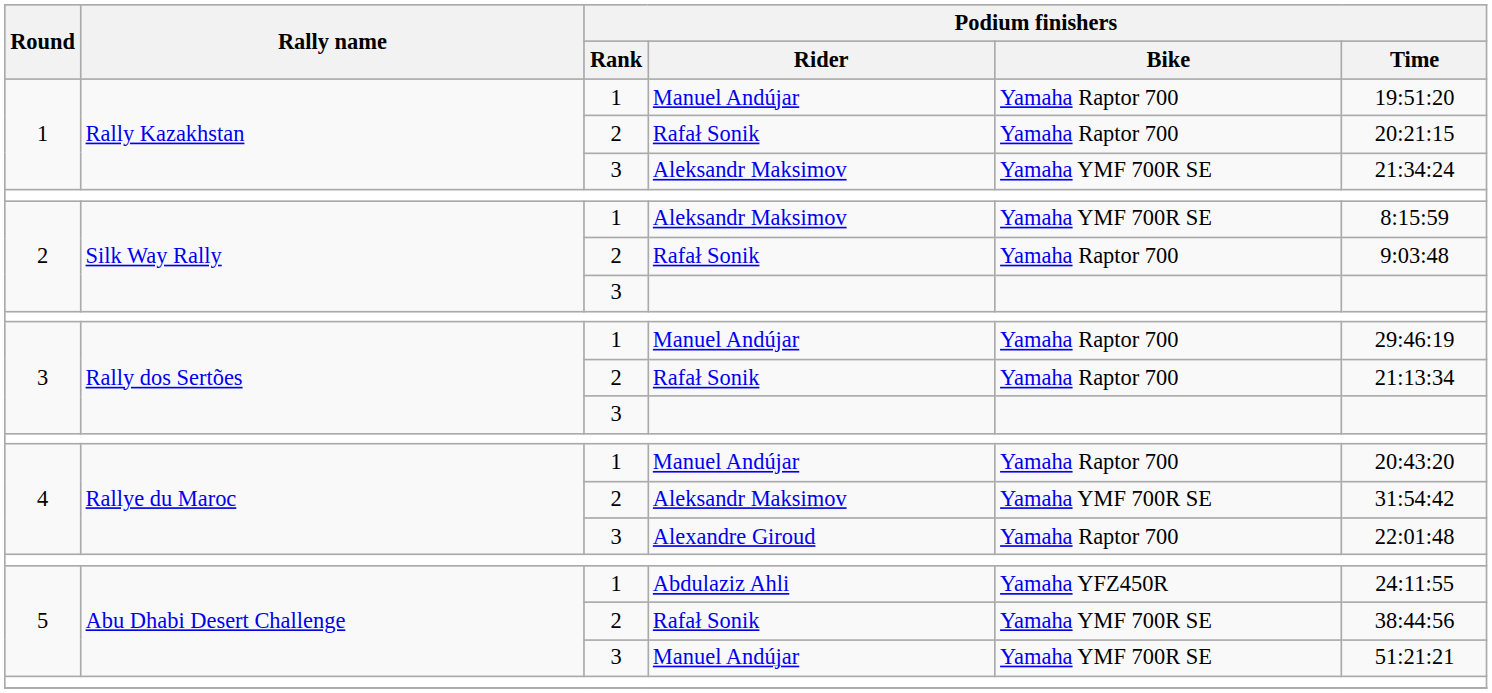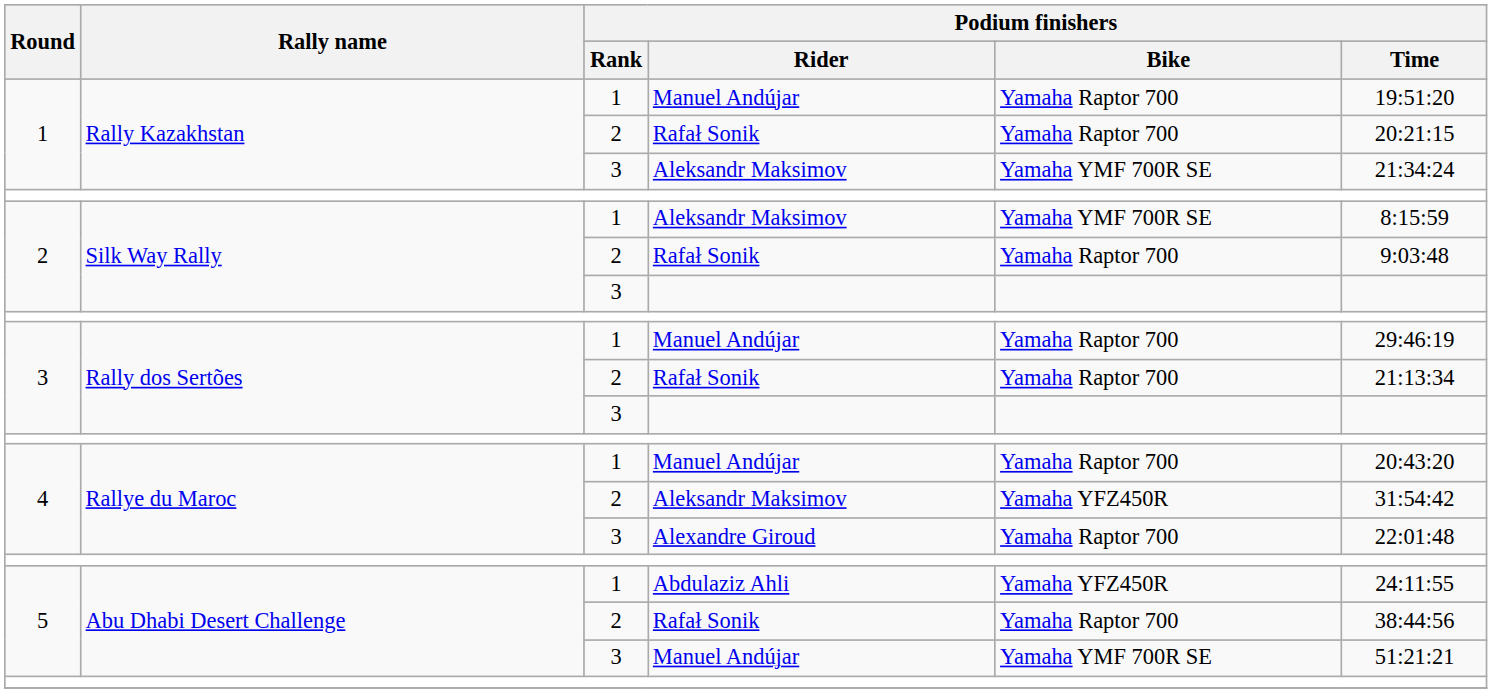(1106, 498) Yamaha YMF 700R SE -> (1084, 498) Yamaha YFZ450R
(1106, 620) Yamaha YMF 700R SE -> (1089, 620) Yamaha Raptor 700
